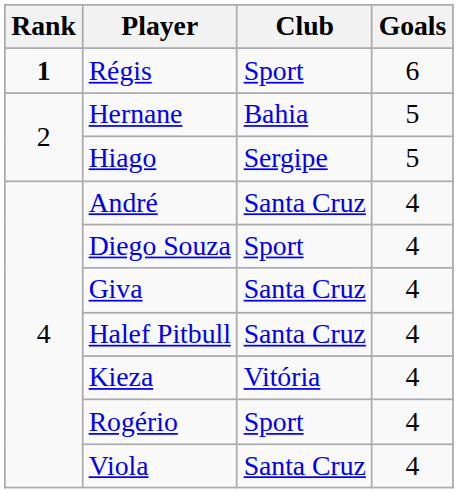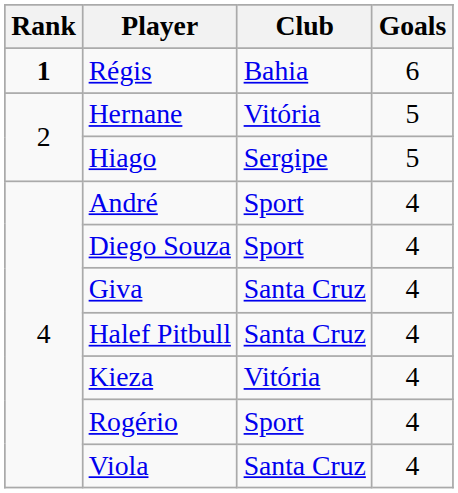(274, 70) Sport -> (276, 70) Bahia
(276, 114) Bahia -> (282, 114) Vitória
(305, 202) Santa Cruz -> (274, 202) Sport
